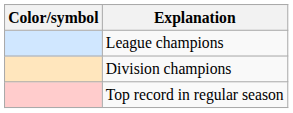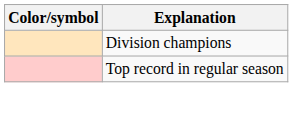- row: (165, 43)
